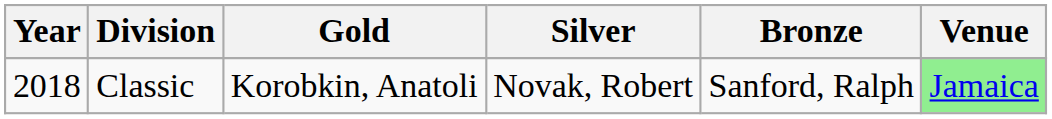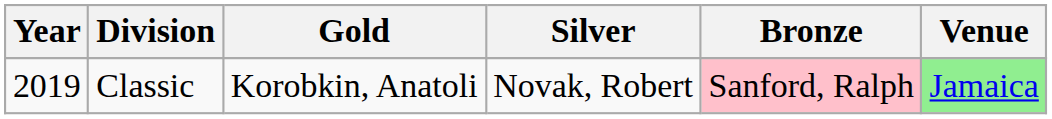(47, 85) 2018 -> (47, 85) 2019
(811, 85) no background -> (811, 85) pink background
